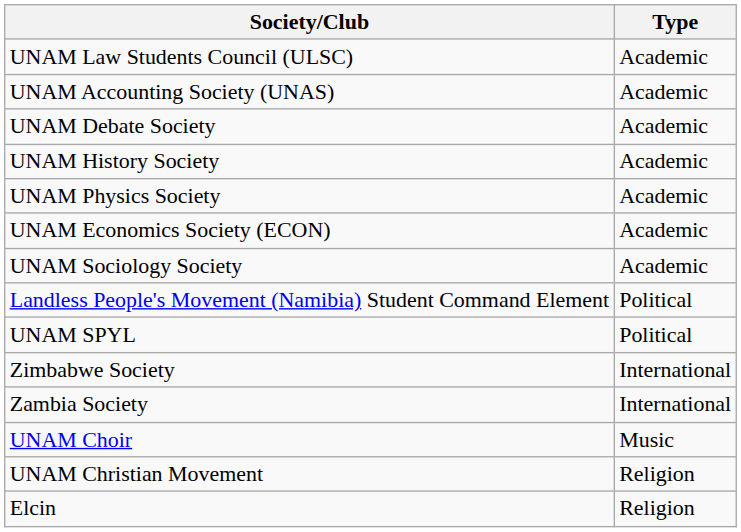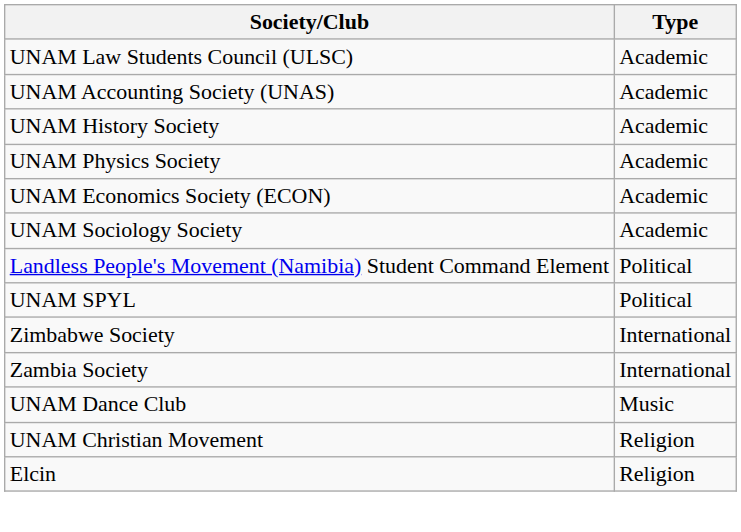- row: (113, 126)
- row: (71, 439)
+ row: (98, 404)
